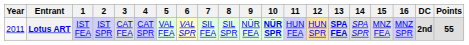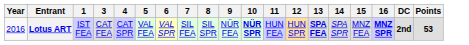- column: (104, 11)
(15, 28) 2011 -> (16, 28) 2016
(404, 28) normal -> (383, 28) bold
(449, 28) 55 -> (428, 28) 53
